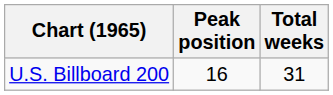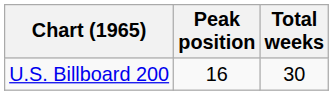(294, 74) 31 -> (294, 74) 30
